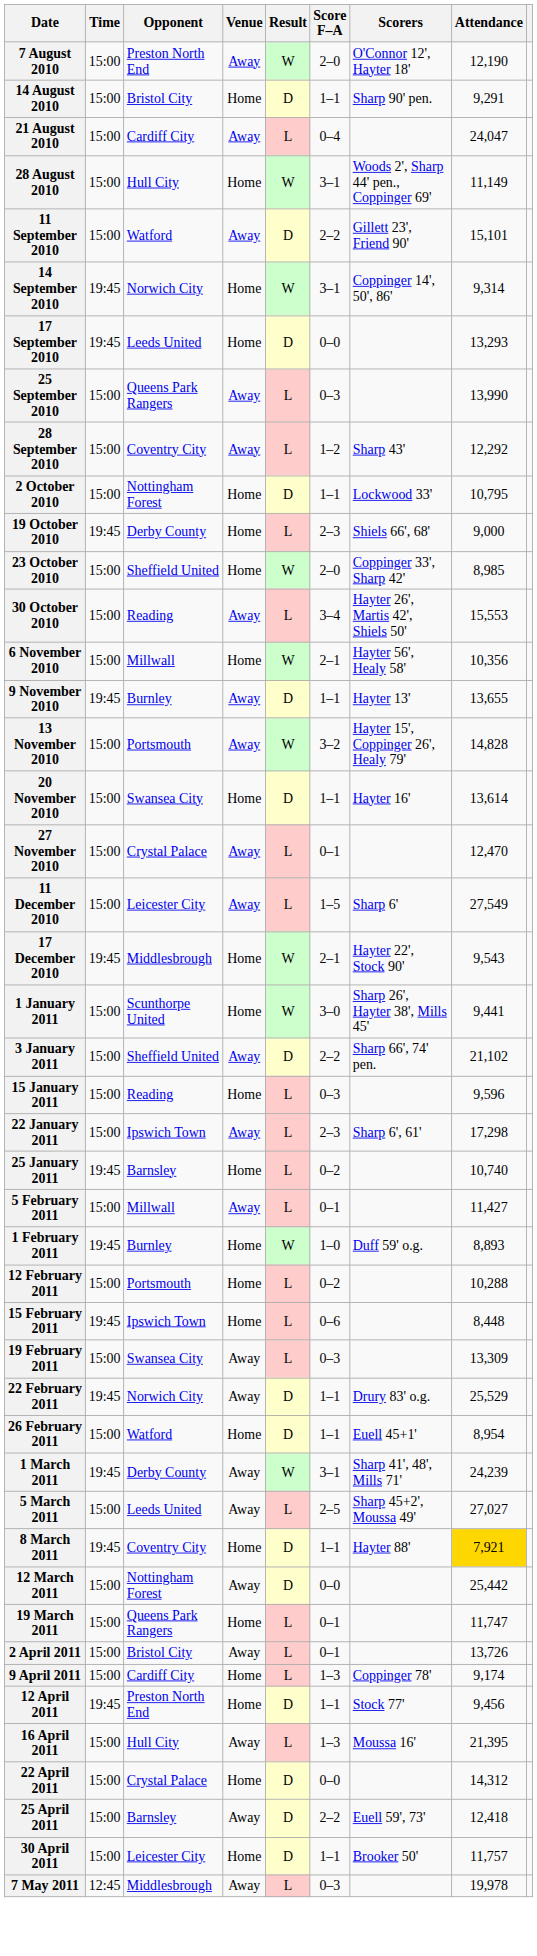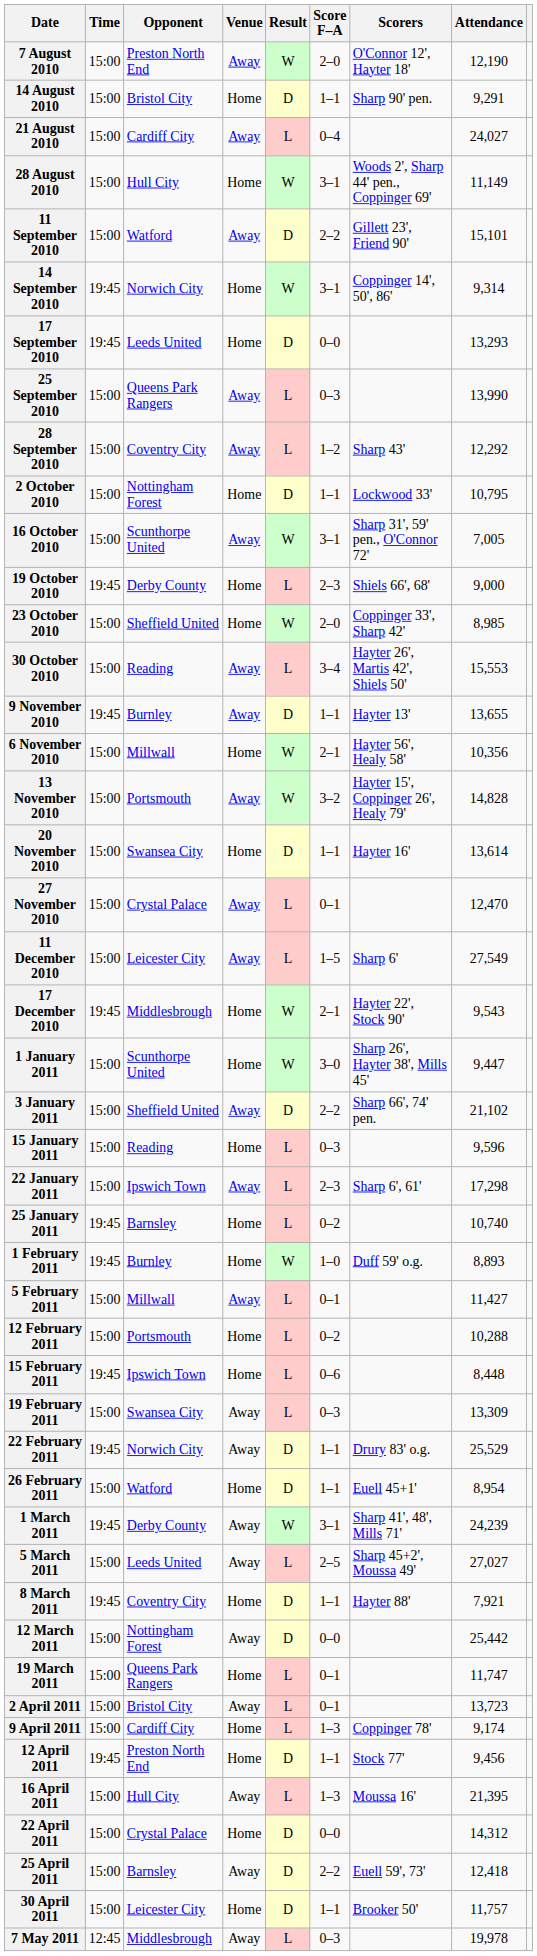(489, 136) 24,047 -> (489, 136) 24,027
+ row: (45, 540)
rows swapped: (45, 661) <-> (45, 699)
(489, 1011) 9,441 -> (489, 1064) 9,447
rows swapped: (45, 1245) <-> (45, 1208)
(489, 1547) gold background -> (489, 1601) no background
(489, 1653) 13,726 -> (489, 1706) 13,723
